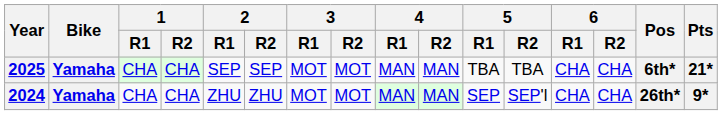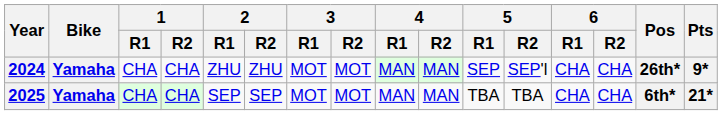rows swapped: (27, 95) <-> (27, 69)
